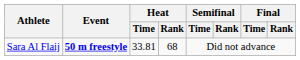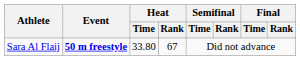(144, 47) 33.81 -> (144, 47) 33.80
(172, 47) 68 -> (172, 47) 67
